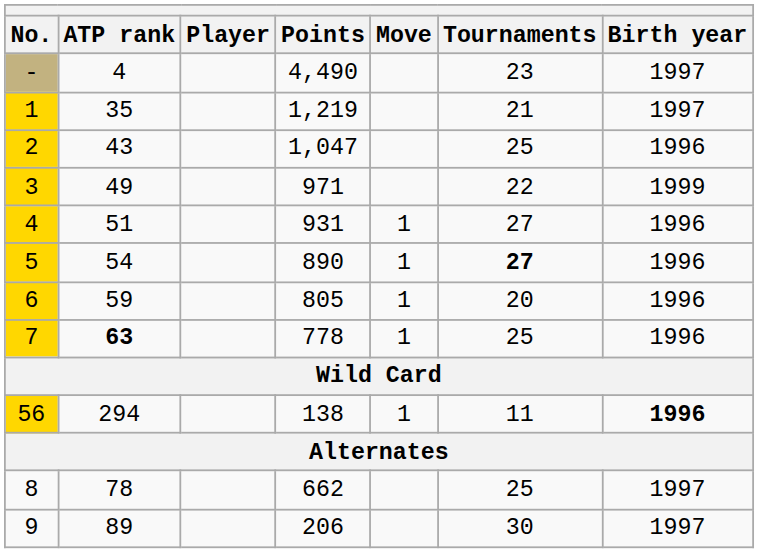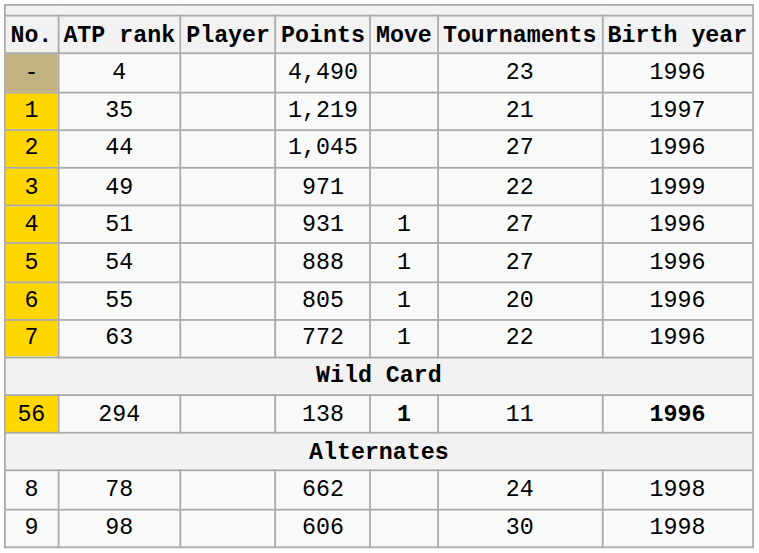(677, 73) 1997 -> (677, 73) 1996
(119, 149) 43 -> (119, 149) 44
(323, 149) 1,047 -> (323, 149) 1,045
(520, 149) 25 -> (520, 149) 27
(323, 262) 890 -> (323, 262) 888
(520, 262) bold -> (520, 262) normal
(119, 300) 59 -> (119, 300) 55
(119, 338) bold -> (119, 338) normal
(323, 338) 778 -> (323, 338) 772
(520, 338) 25 -> (520, 338) 22
(404, 414) normal -> (404, 414) bold
(520, 490) 25 -> (520, 490) 24
(677, 490) 1997 -> (677, 490) 1998
(119, 528) 89 -> (119, 528) 98
(323, 528) 206 -> (323, 528) 606
(677, 528) 1997 -> (677, 528) 1998
